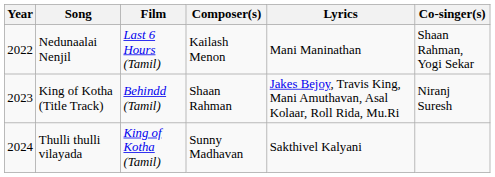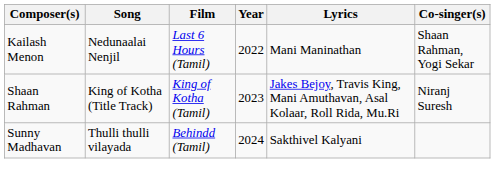columns swapped: (20, 14) <-> (226, 14)
(145, 98) Behindd (Tamil) -> (191, 98) King of Kotha (Tamil)
(142, 147) King of Kotha (Tamil) -> (194, 140) Behindd (Tamil)
